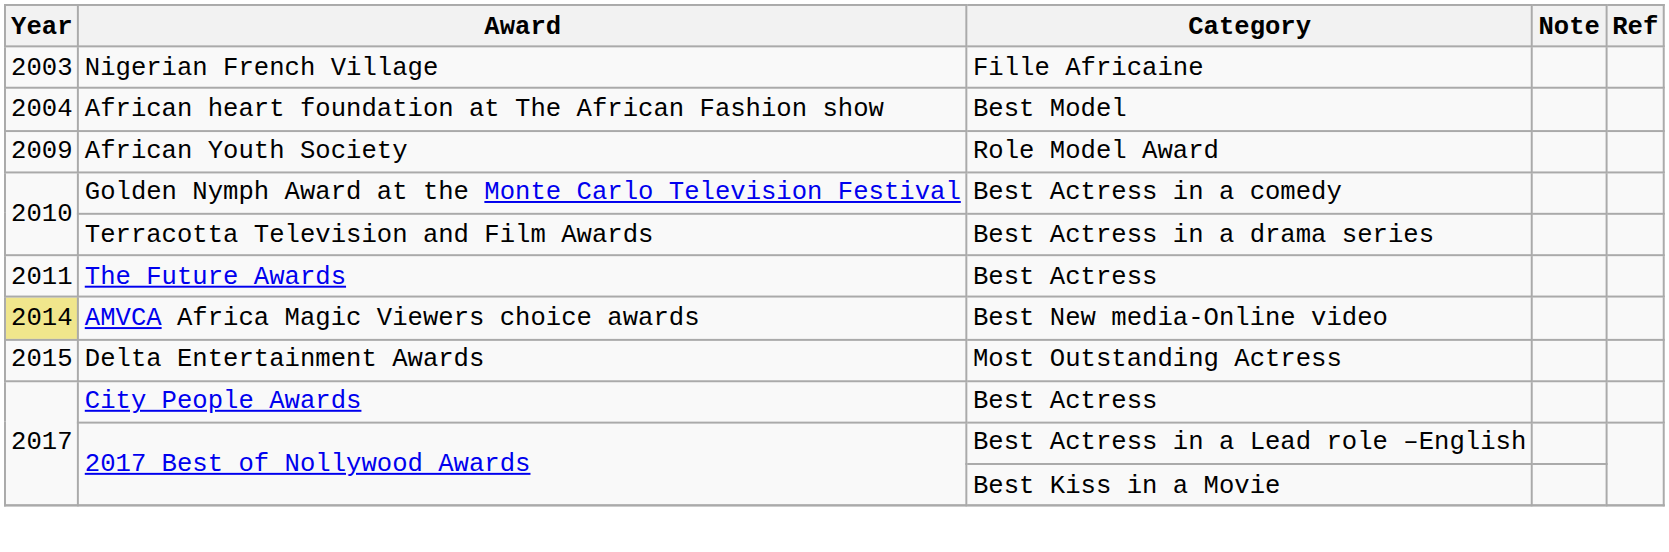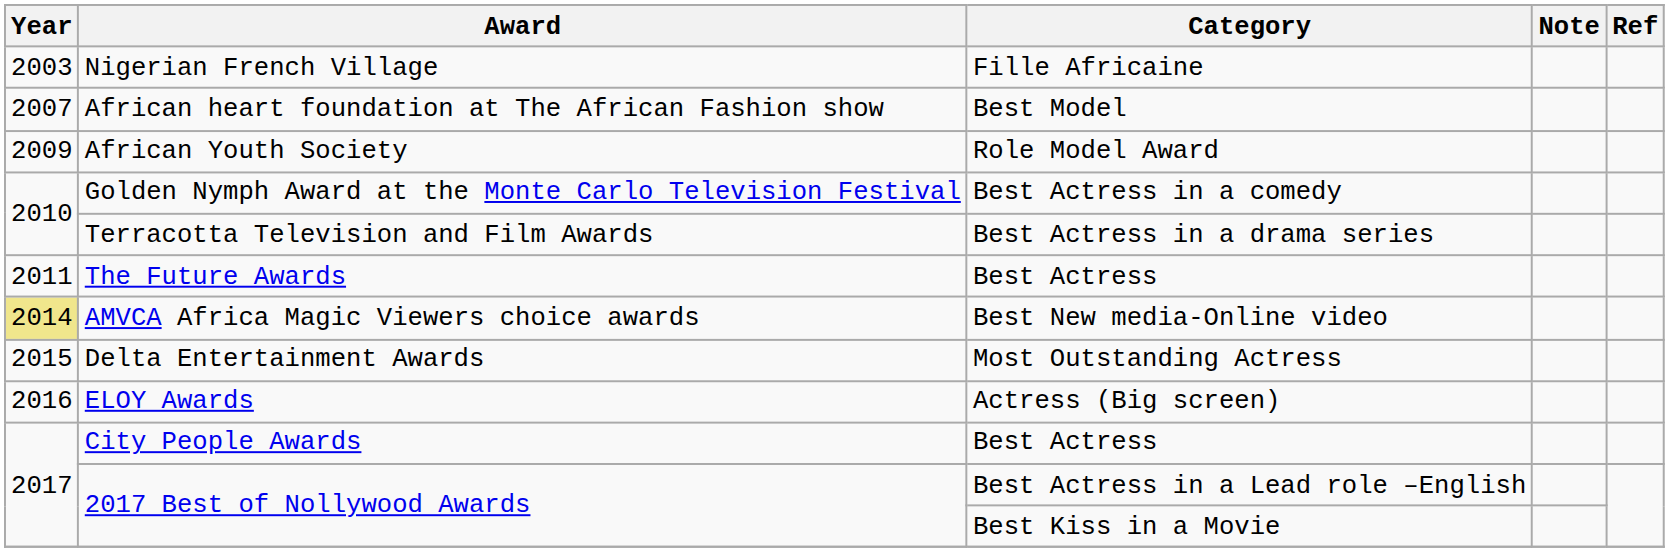(42, 109) 2004 -> (42, 109) 2007
+ row: (169, 402)
